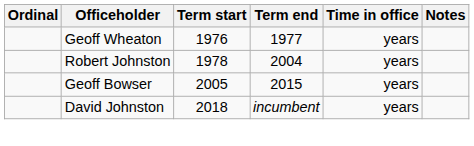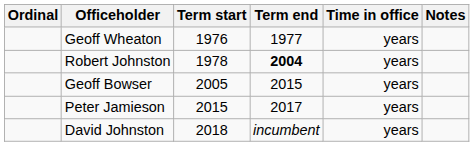(286, 61) normal -> (286, 61) bold
+ row: (115, 107)
